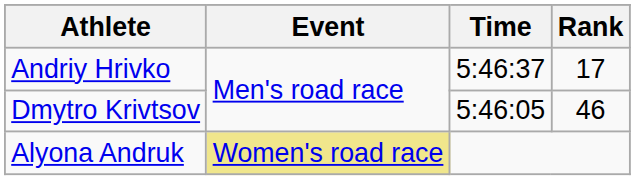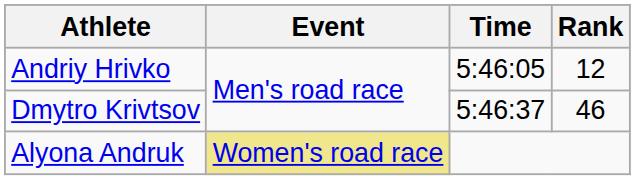(501, 69) 5:46:37 -> (501, 69) 5:46:05
(591, 69) 17 -> (591, 69) 12
(501, 111) 5:46:05 -> (501, 111) 5:46:37
